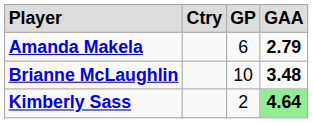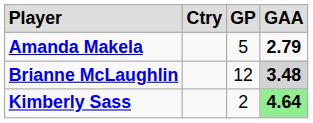(243, 46) 6 -> (243, 46) 5
(243, 74) 10 -> (243, 74) 12
(284, 74) no background -> (284, 74) lightgrey background
